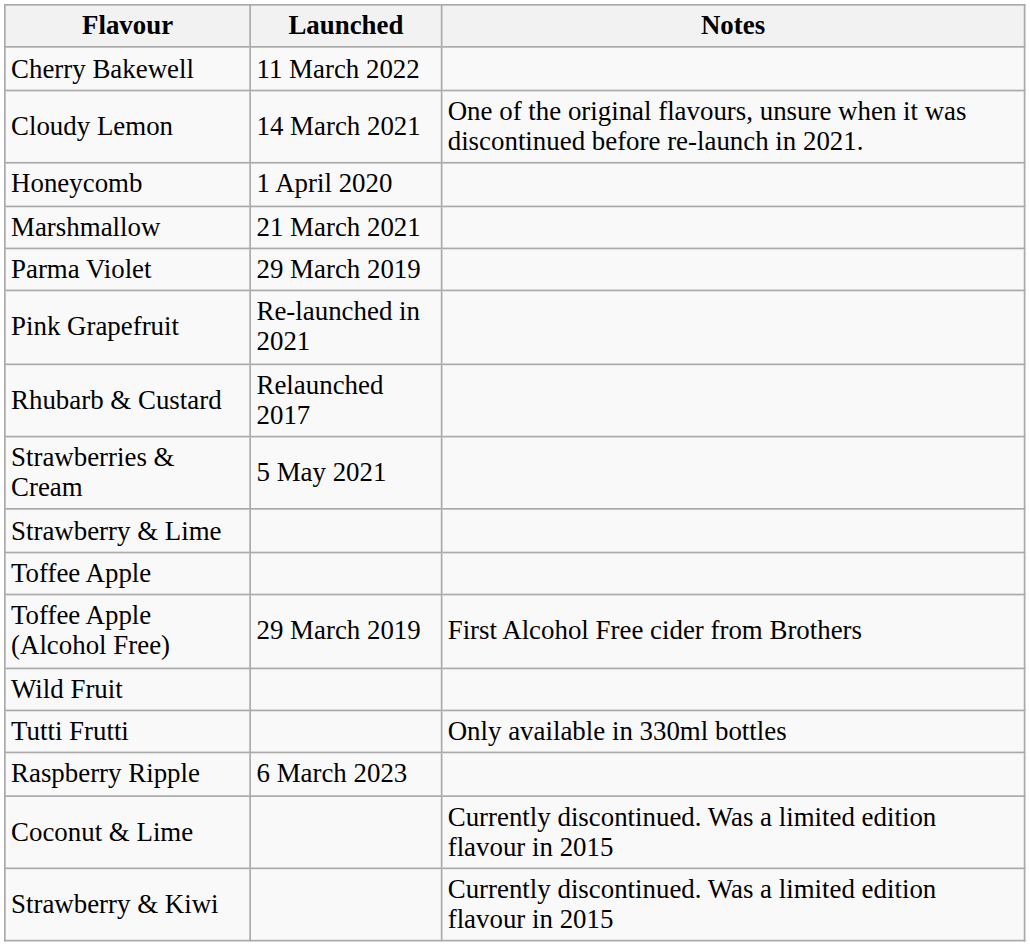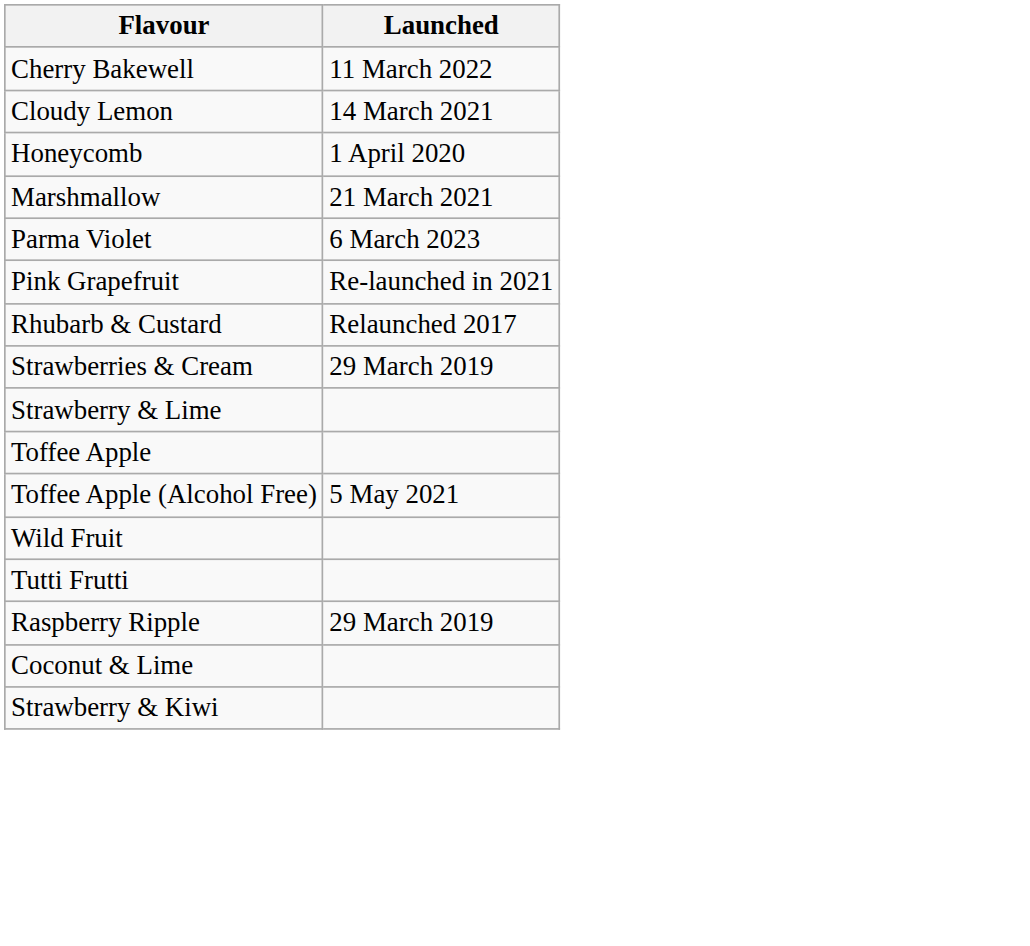- column: (733, 25)
(339, 269) 29 March 2019 -> (405, 238) 6 March 2023
(321, 472) 5 May 2021 -> (411, 366) 29 March 2019
(339, 630) 29 March 2019 -> (394, 494) 5 May 2021
(332, 773) 6 March 2023 -> (411, 622) 29 March 2019
